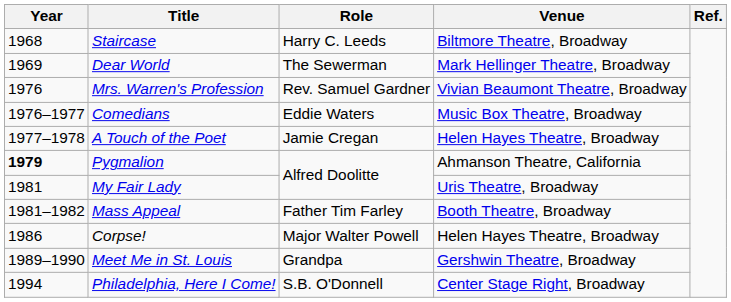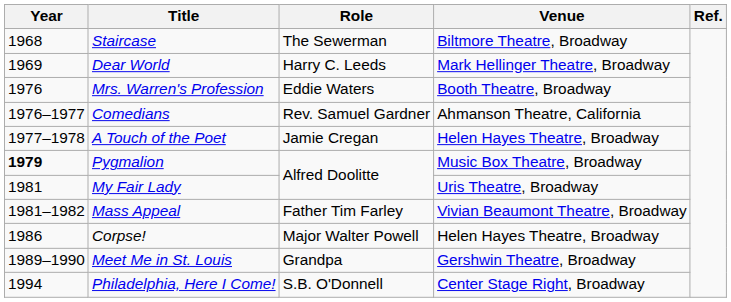(334, 41) Harry C. Leeds -> (335, 41) The Sewerman
(335, 65) The Sewerman -> (334, 65) Harry C. Leeds
(356, 89) Rev. Samuel Gardner -> (328, 89) Eddie Waters
(562, 89) Vivian Beaumont Theatre, Broadway -> (524, 89) Booth Theatre, Broadway
(328, 114) Eddie Waters -> (356, 114) Rev. Samuel Gardner
(539, 114) Music Box Theatre, Broadway -> (539, 114) Ahmanson Theatre, California
(539, 162) Ahmanson Theatre, California -> (539, 162) Music Box Theatre, Broadway
(524, 211) Booth Theatre, Broadway -> (562, 211) Vivian Beaumont Theatre, Broadway
